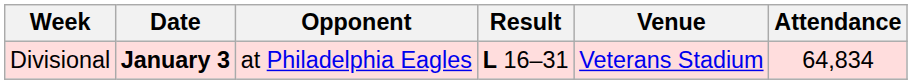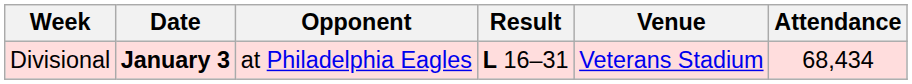(838, 60) 64,834 -> (838, 60) 68,434
